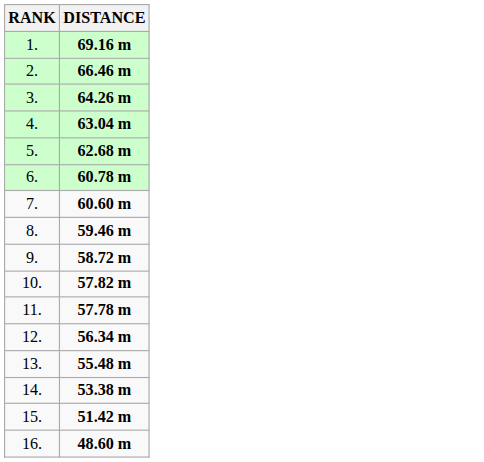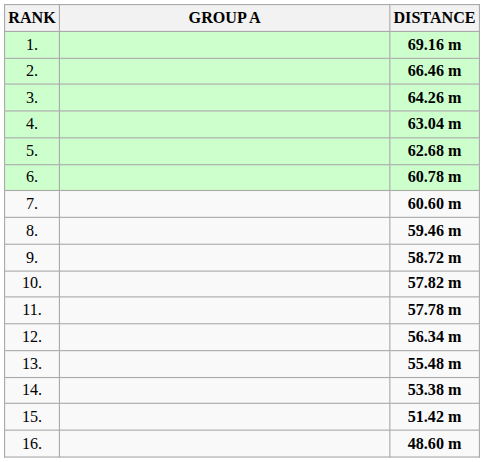+ column: (225, 18)
